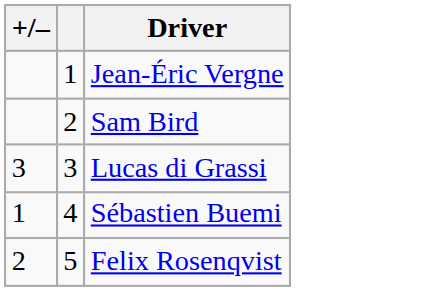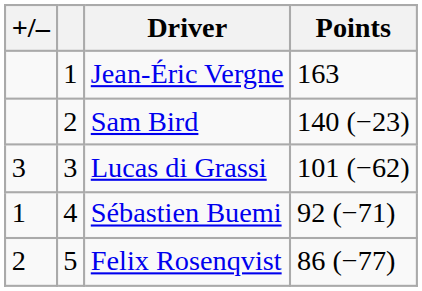+ column: (353, 27)
